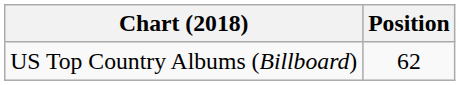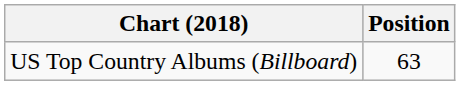(409, 60) 62 -> (409, 60) 63
